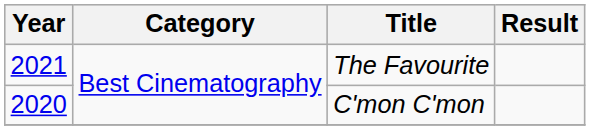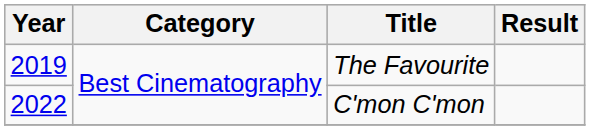(39, 64) 2021 -> (39, 64) 2019
(39, 104) 2020 -> (39, 104) 2022
